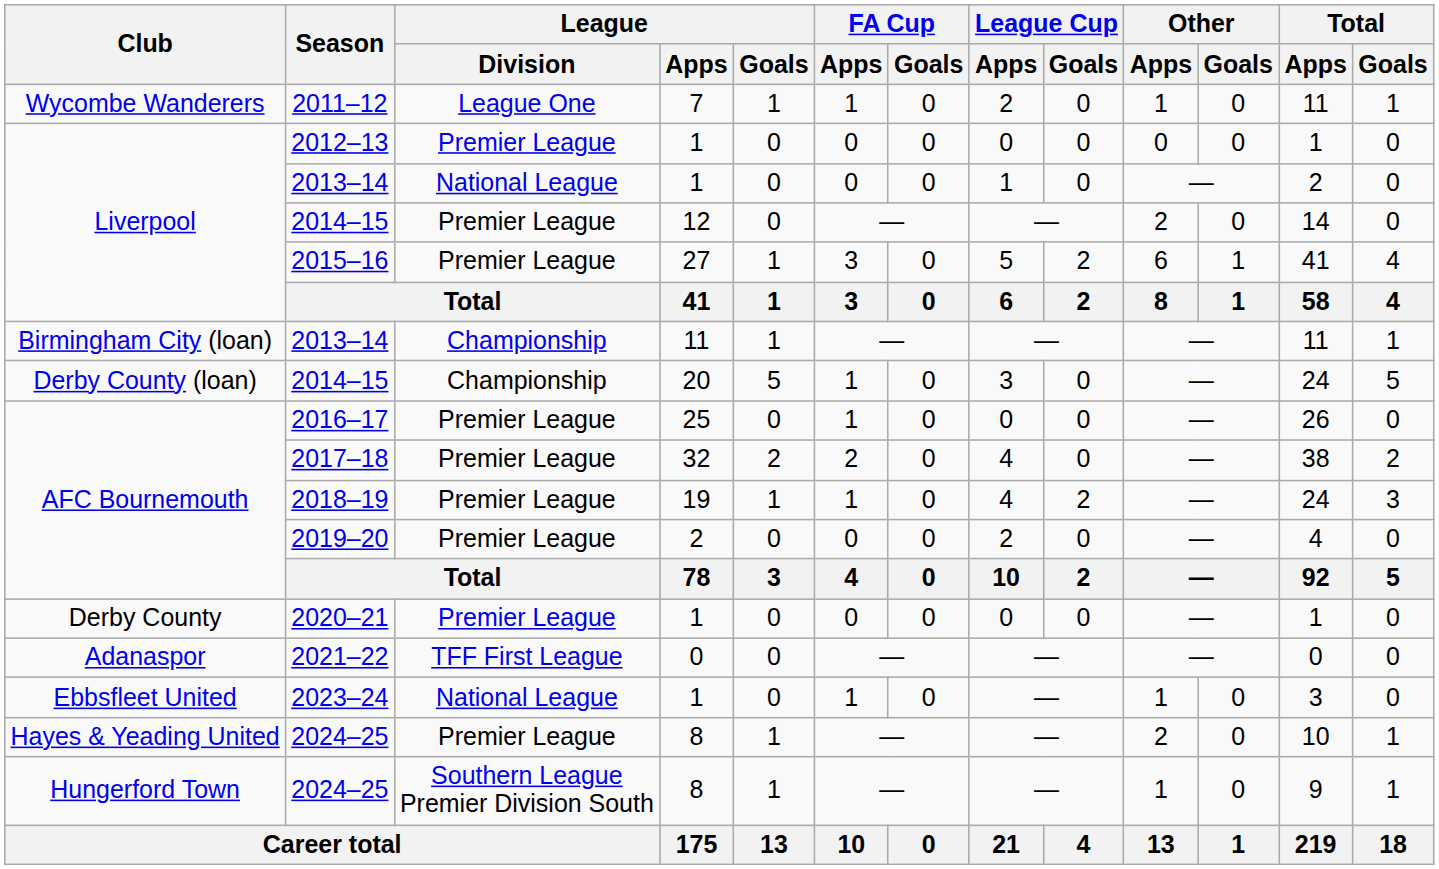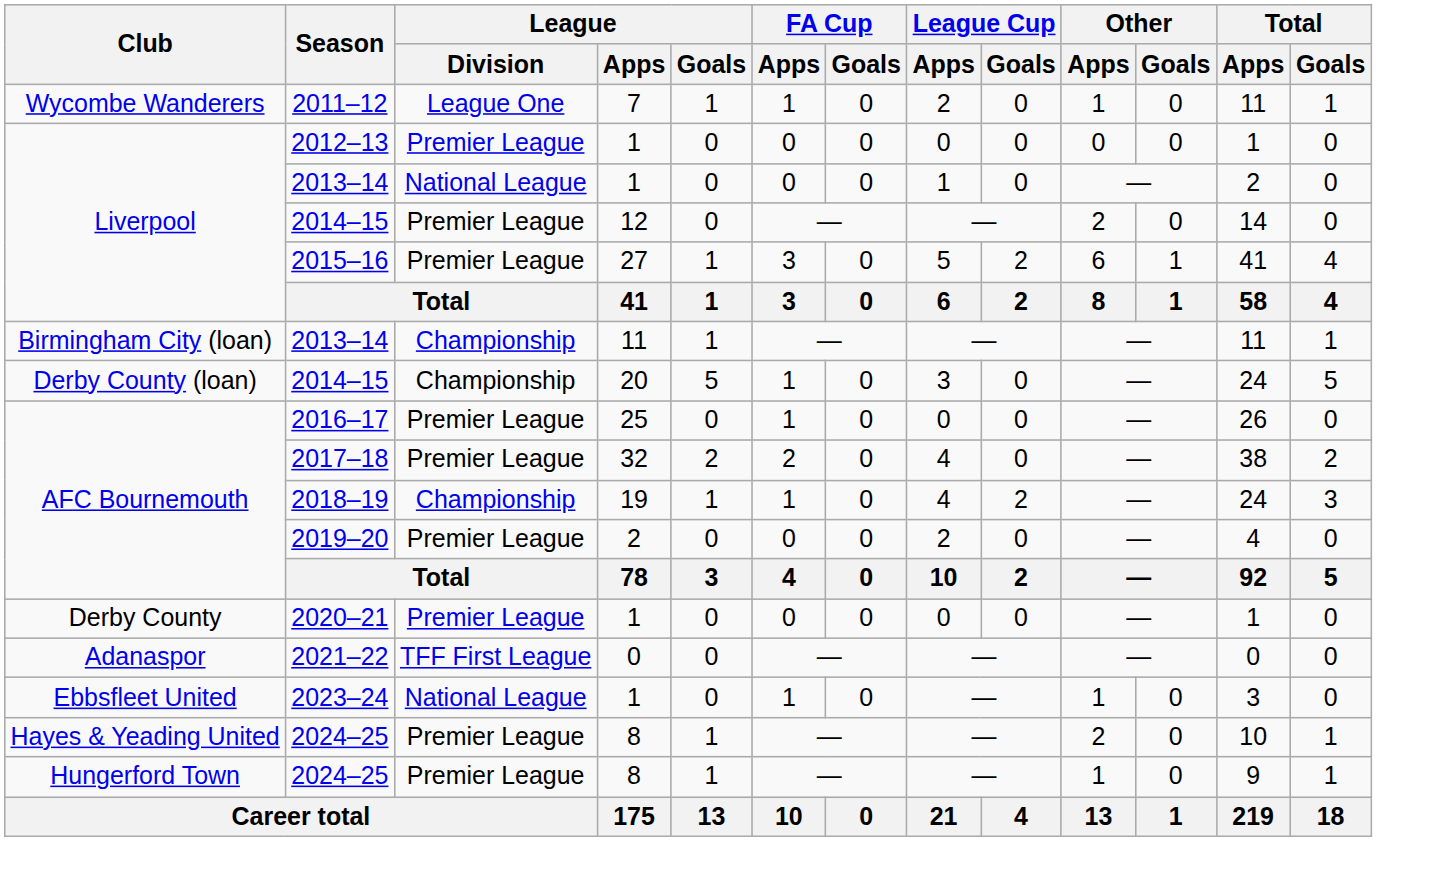(527, 499) Premier League -> (496, 499) Championship
(527, 790) Southern League Premier Division South -> (496, 776) Premier League
